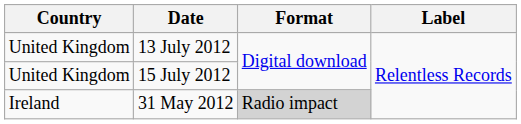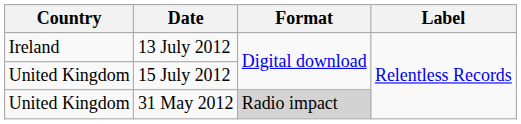(69, 47) United Kingdom -> (34, 47) Ireland
(34, 103) Ireland -> (69, 103) United Kingdom
